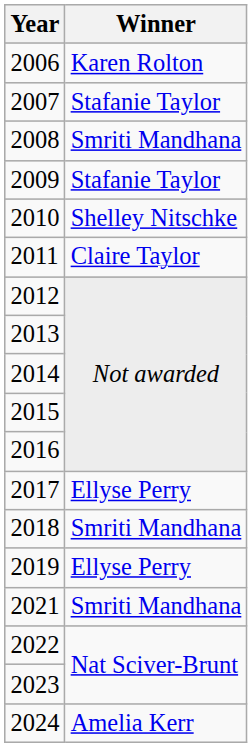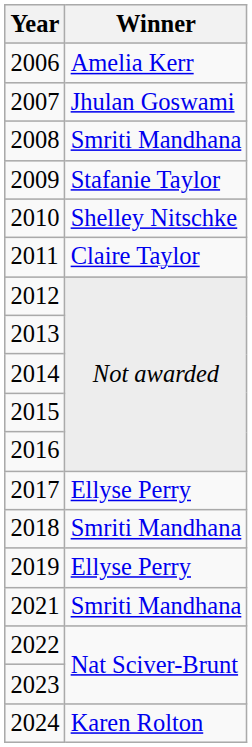(137, 62) Karen Rolton -> (132, 62) Amelia Kerr
(145, 101) Stafanie Taylor -> (153, 101) Jhulan Goswami
(132, 722) Amelia Kerr -> (137, 722) Karen Rolton
